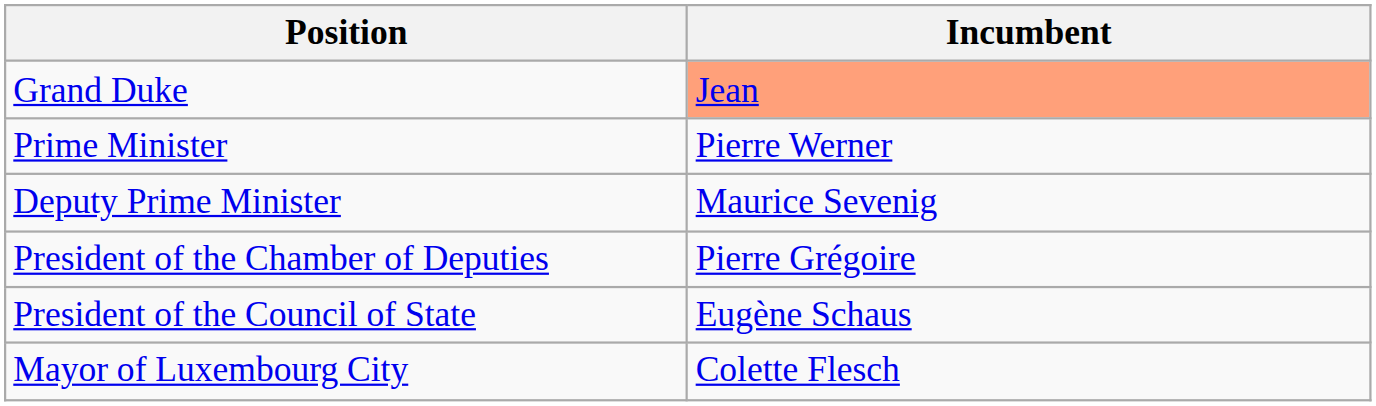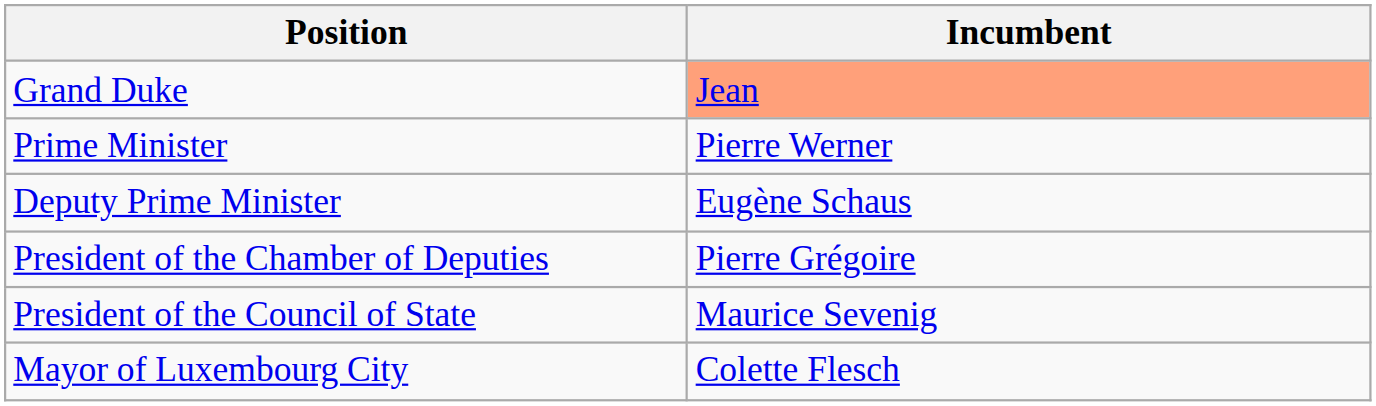(817, 201) Maurice Sevenig -> (804, 201) Eugène Schaus
(804, 314) Eugène Schaus -> (817, 314) Maurice Sevenig
